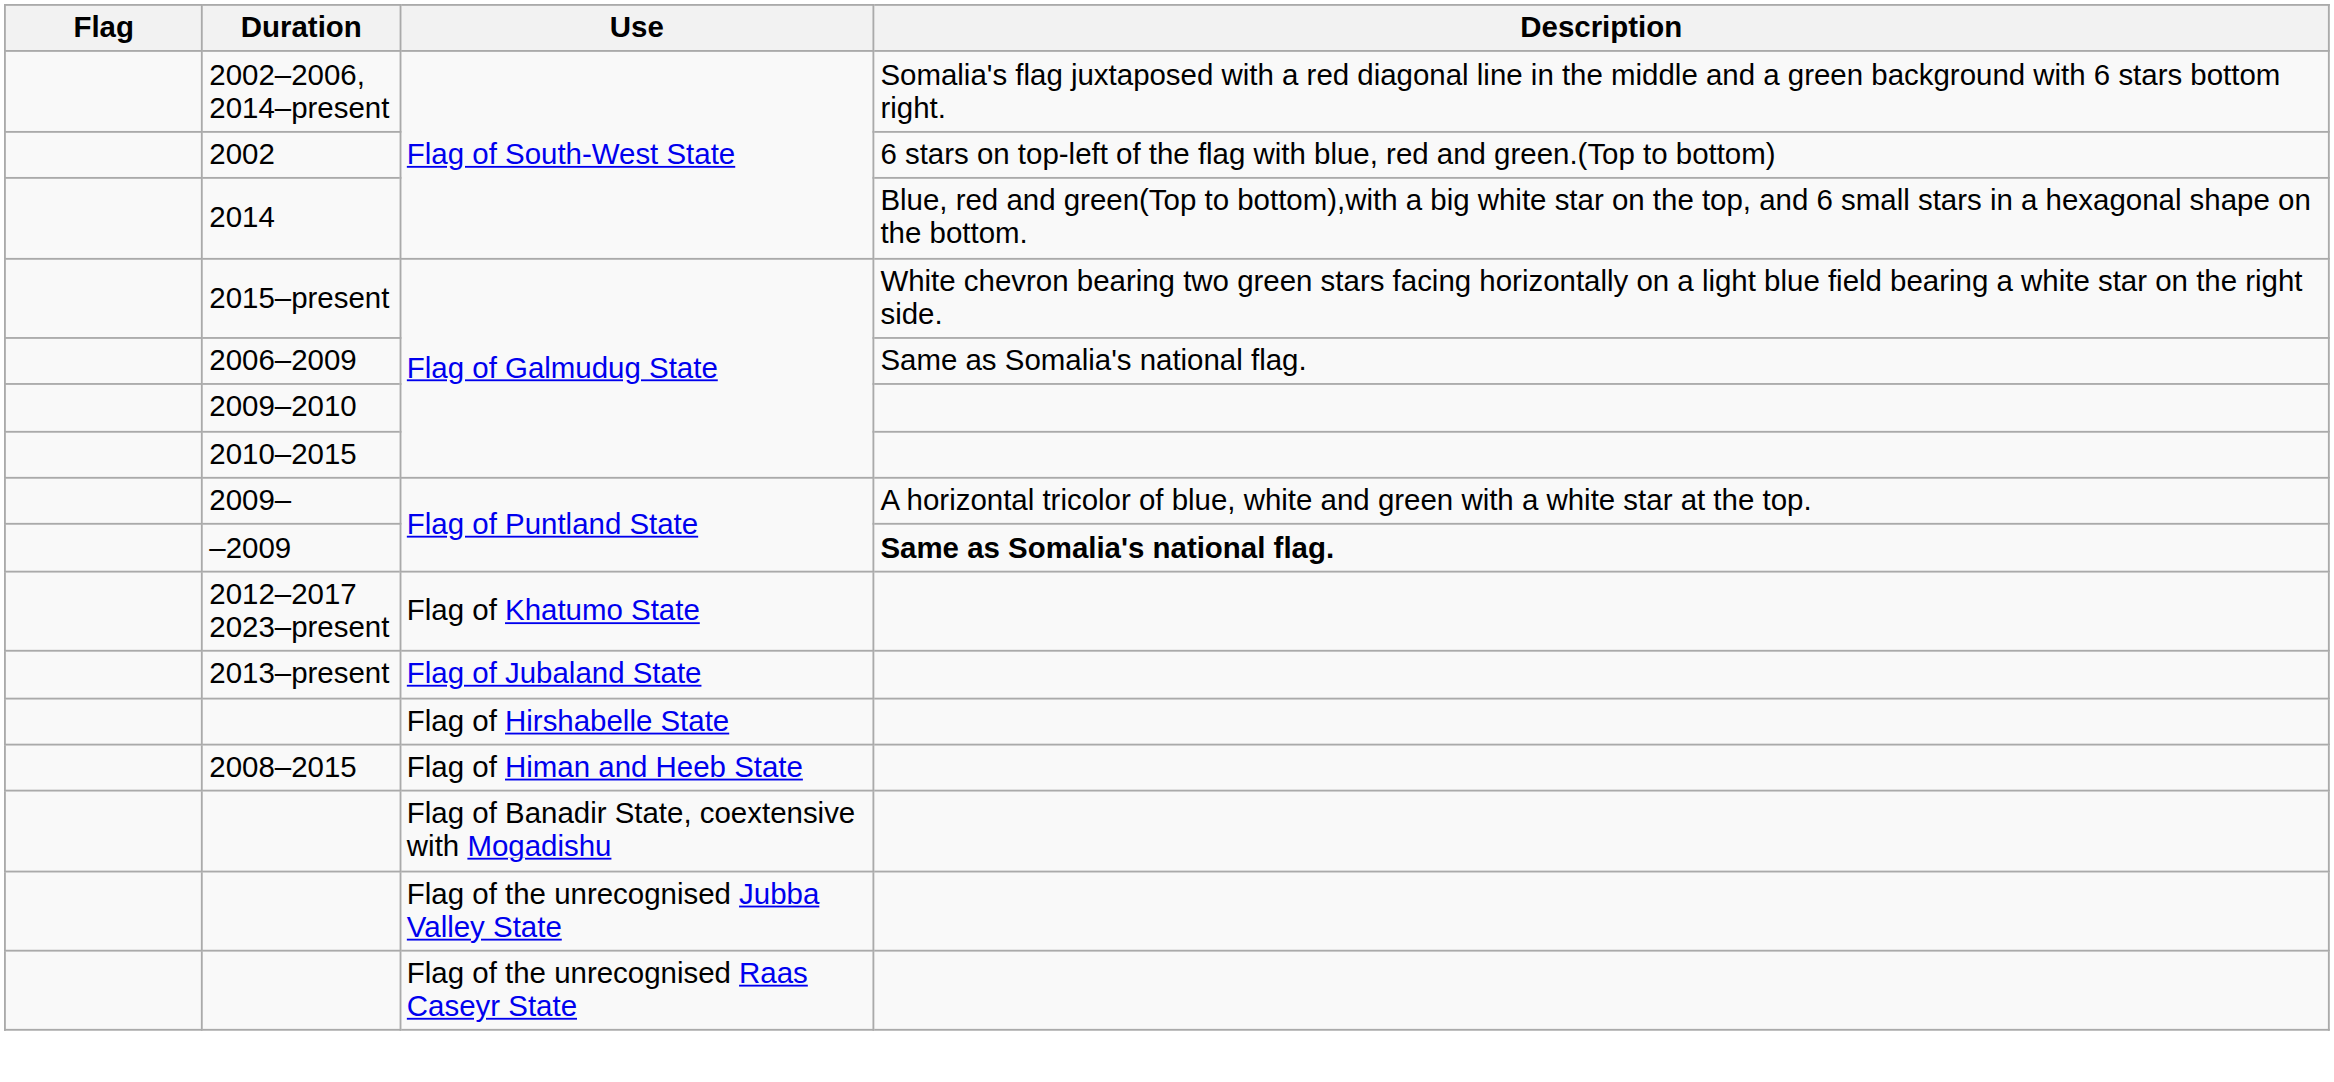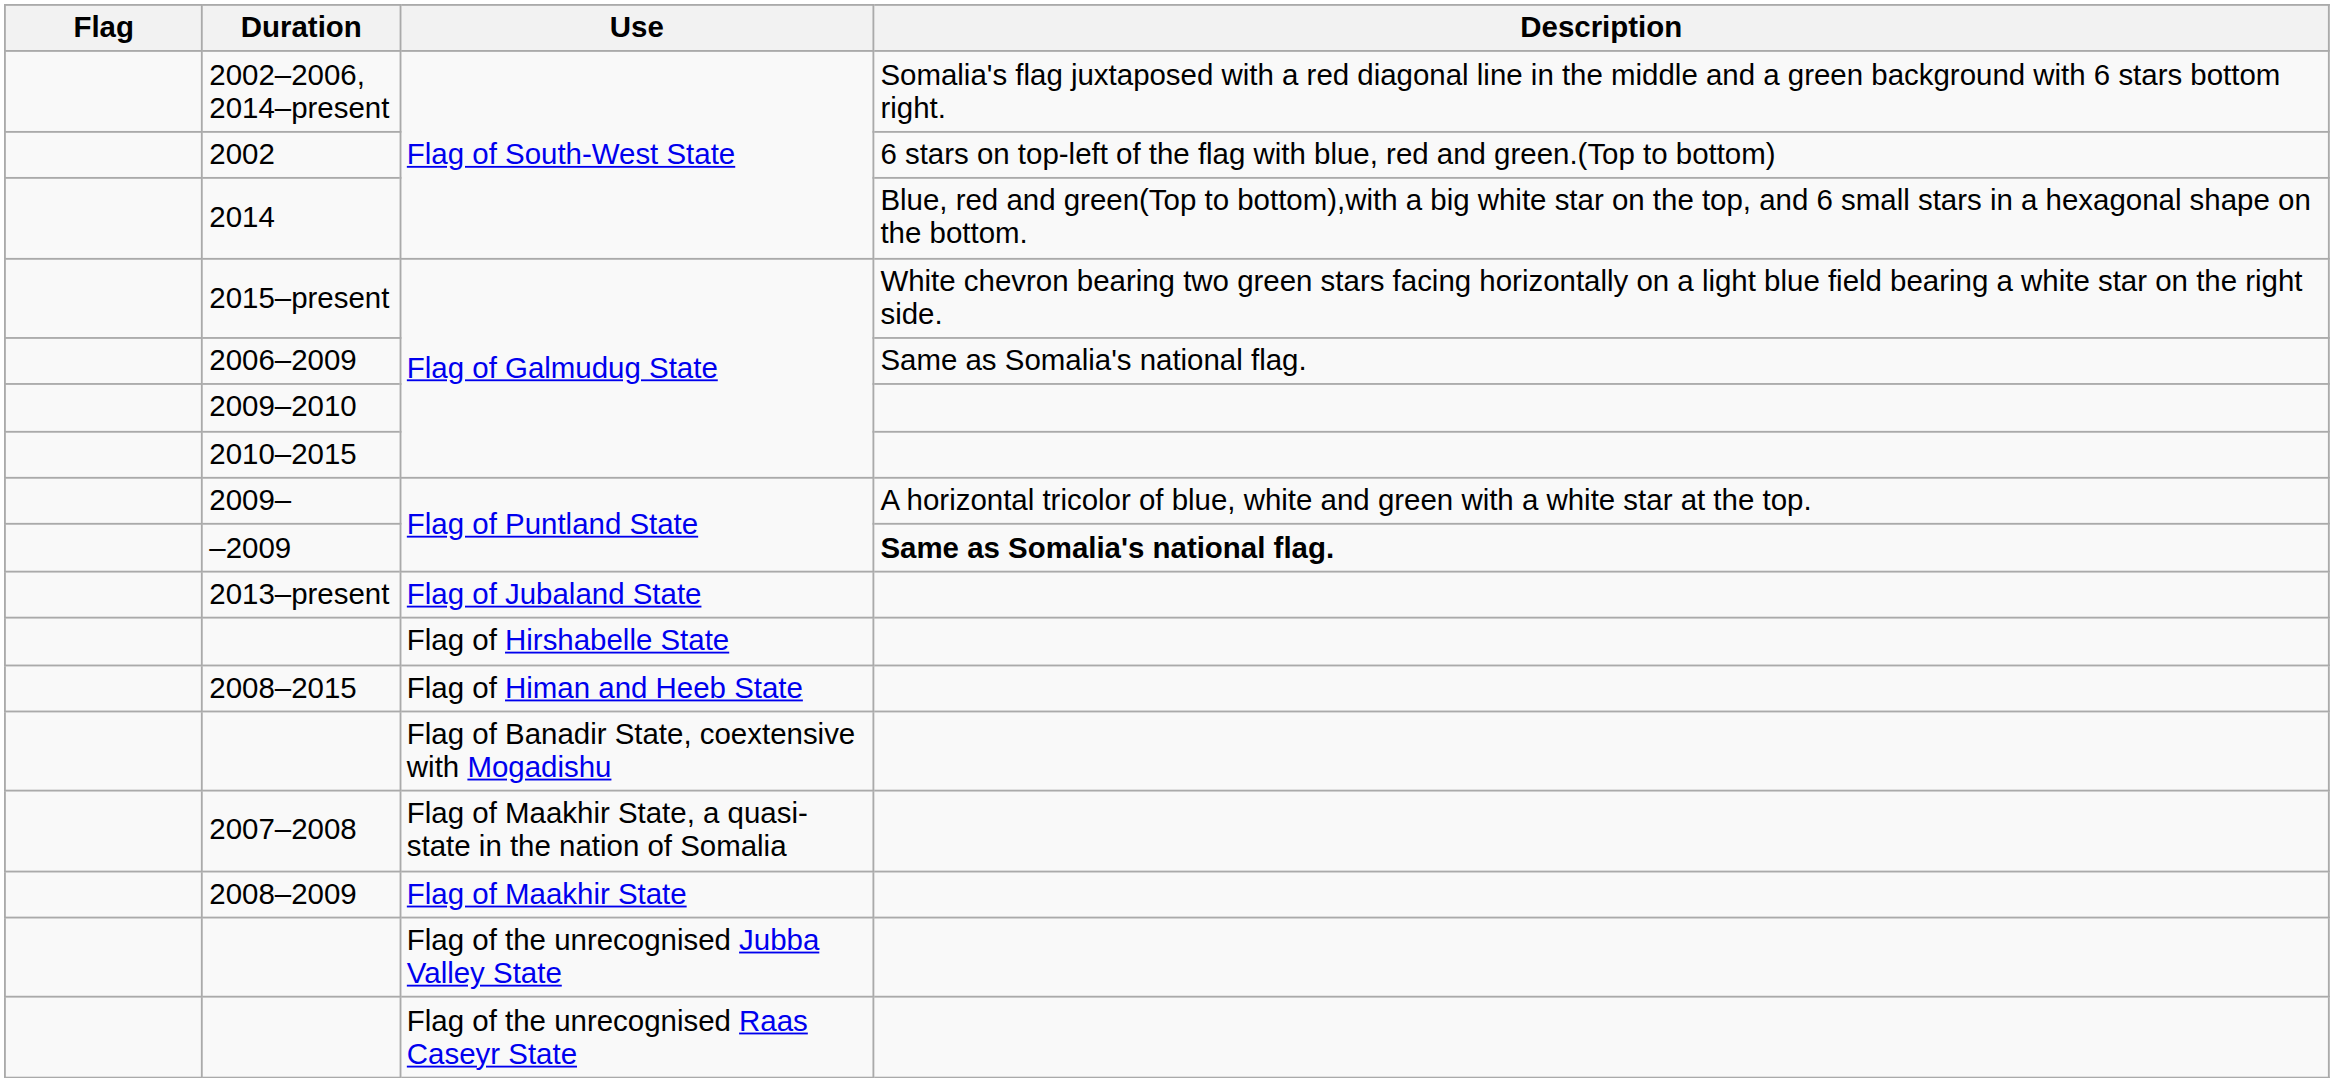- row: (299, 610)
+ row: (283, 830)
+ row: (283, 893)
